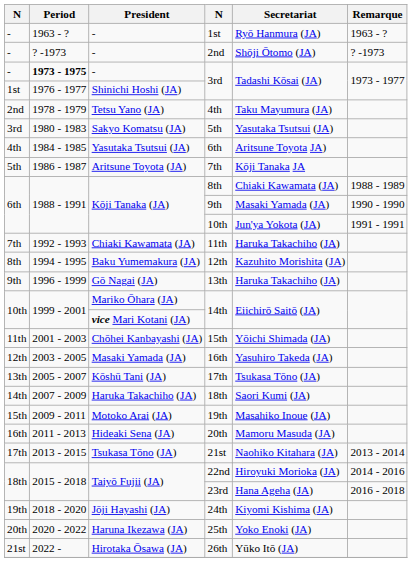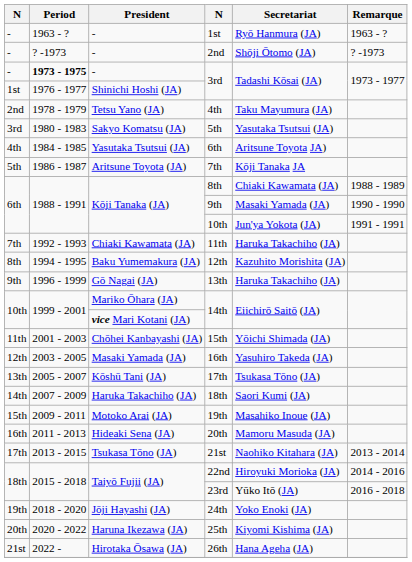(274, 491) Hana Ageha (JA) -> (267, 491) Yūko Itō (JA)
(284, 510) Kiyomi Kishima (JA) -> (273, 510) Yoko Enoki (JA)
(273, 529) Yoko Enoki (JA) -> (284, 529) Kiyomi Kishima (JA)
(267, 548) Yūko Itō (JA) -> (274, 548) Hana Ageha (JA)
